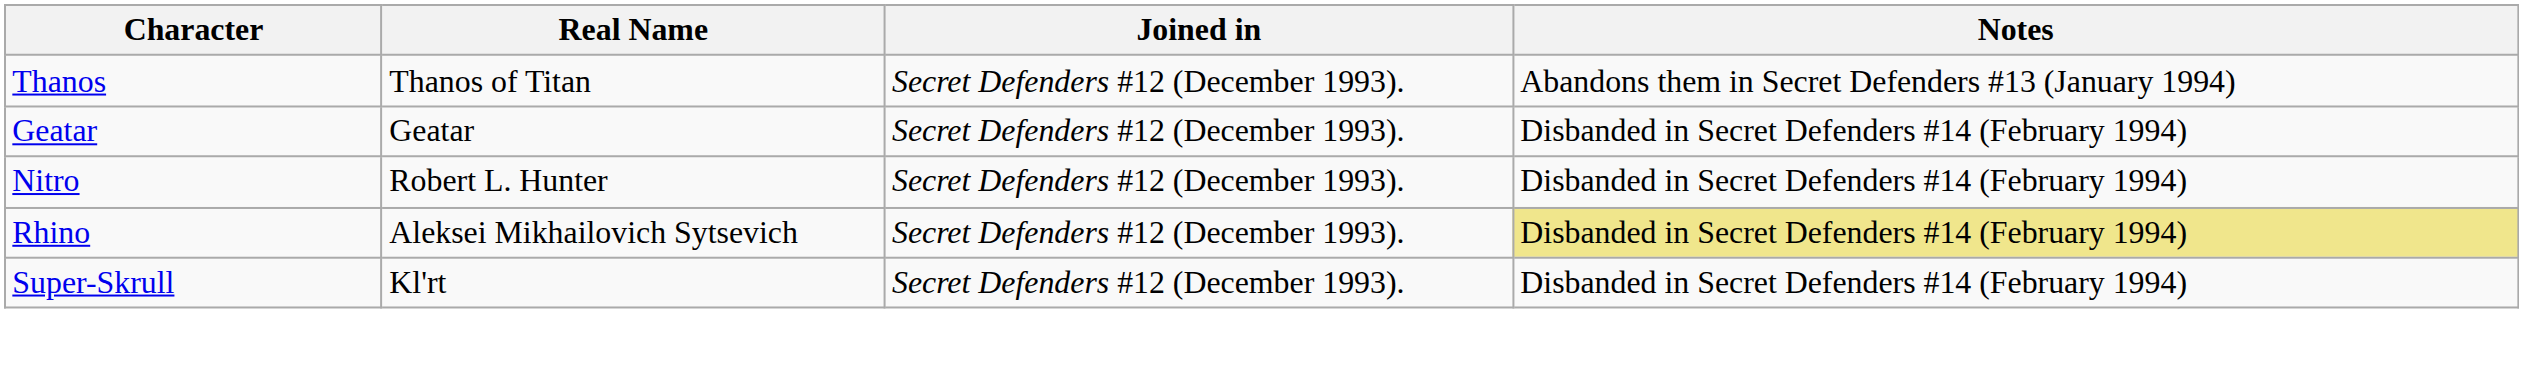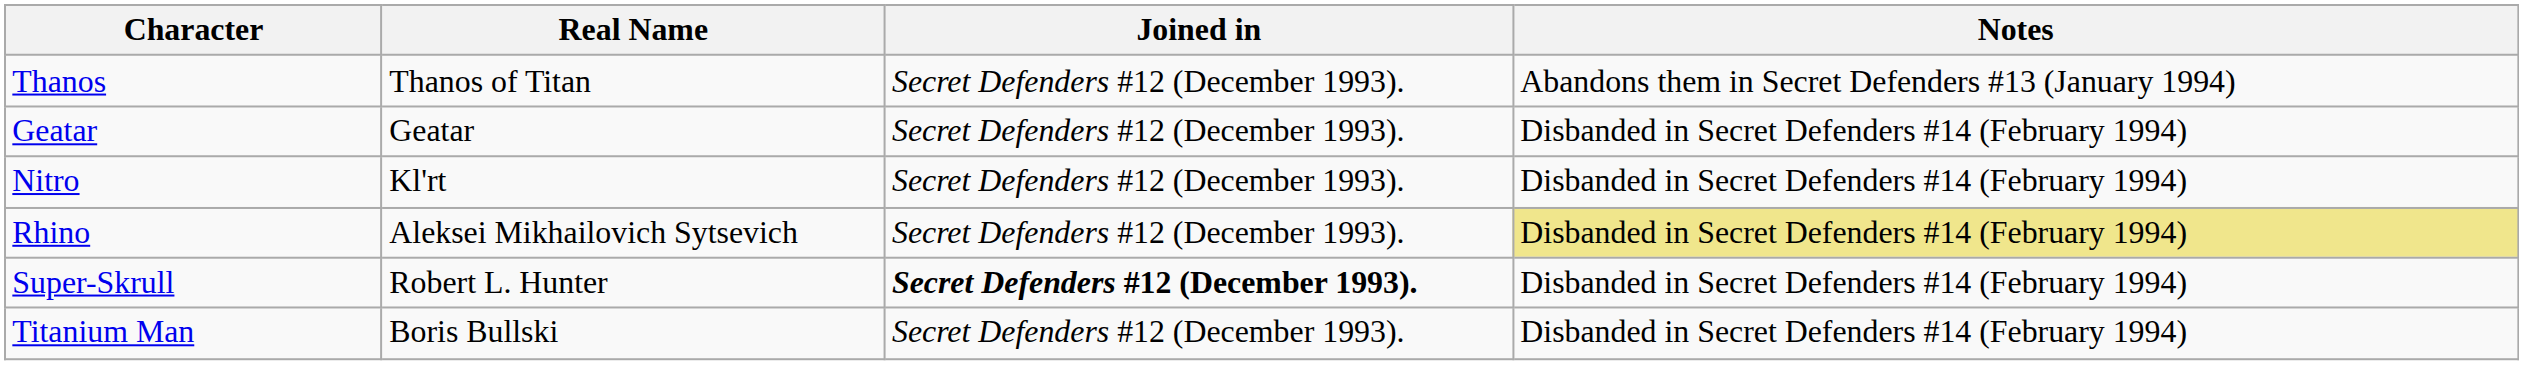(499, 181) Robert L. Hunter -> (418, 181) Kl'rt
(418, 282) Kl'rt -> (499, 282) Robert L. Hunter
(1148, 282) normal -> (1155, 282) bold
+ row: (103, 332)
